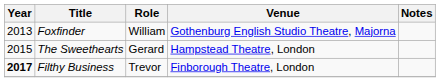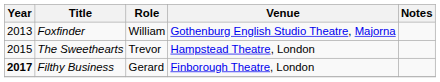(146, 49) Gerard -> (145, 49) Trevor
(145, 67) Trevor -> (146, 67) Gerard
